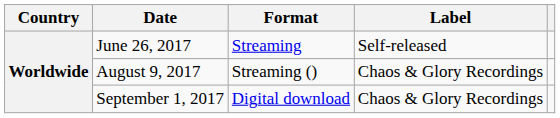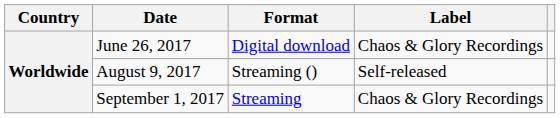(267, 44) Streaming -> (291, 44) Digital download
(402, 44) Self-released -> (450, 44) Chaos & Glory Recordings
(450, 71) Chaos & Glory Recordings -> (402, 71) Self-released
(291, 98) Digital download -> (267, 98) Streaming
